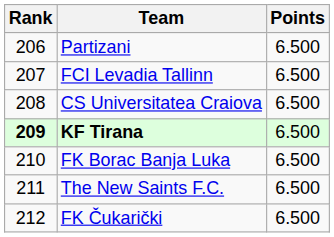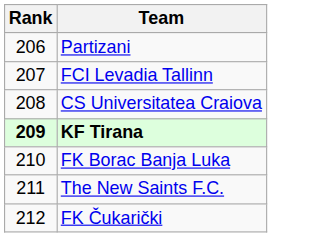- column: (298, 18)
